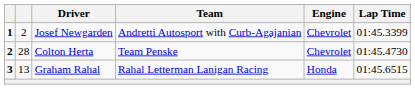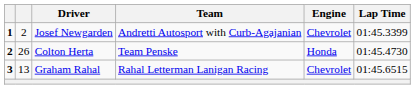(24, 50) 28 -> (24, 50) 26
(329, 50) Chevrolet -> (322, 50) Honda
(322, 69) Honda -> (329, 69) Chevrolet
